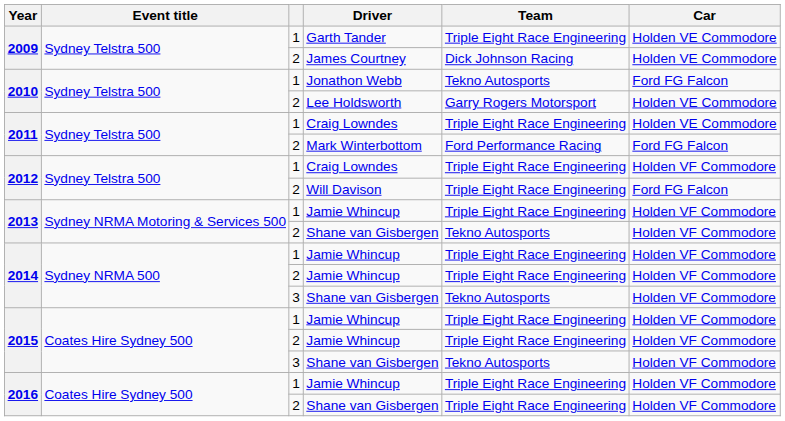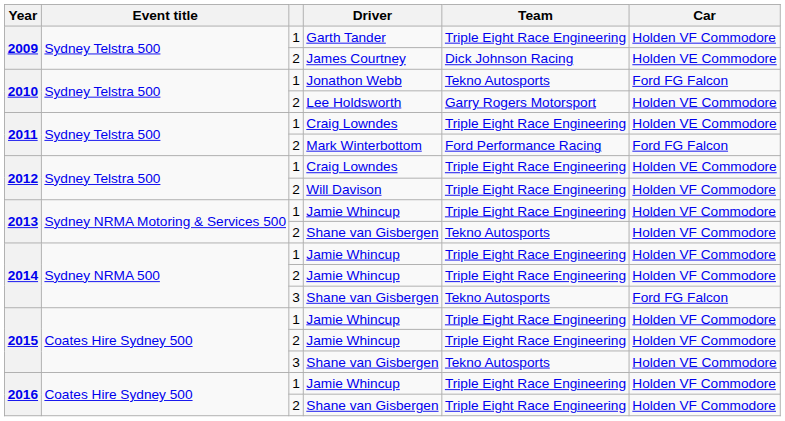(705, 37) Holden VE Commodore -> (704, 37) Holden VF Commodore
(704, 167) Holden VF Commodore -> (705, 167) Holden VE Commodore
(680, 189) Ford FG Falcon -> (704, 189) Holden VF Commodore
(704, 297) Holden VF Commodore -> (680, 297) Ford FG Falcon
(704, 362) Holden VF Commodore -> (705, 362) Holden VE Commodore
